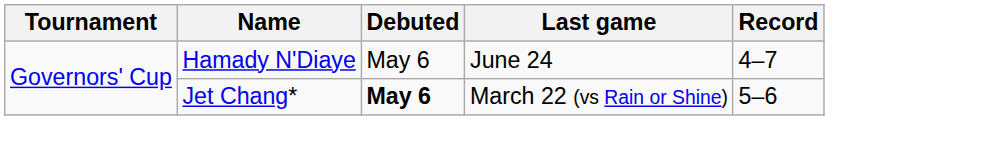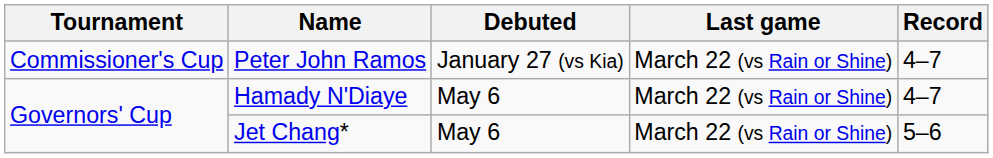+ row: (330, 59)
(511, 59) June 24 -> (763, 96) March 22 (vs Rain or Shine)
(399, 96) bold -> (468, 133) normal
